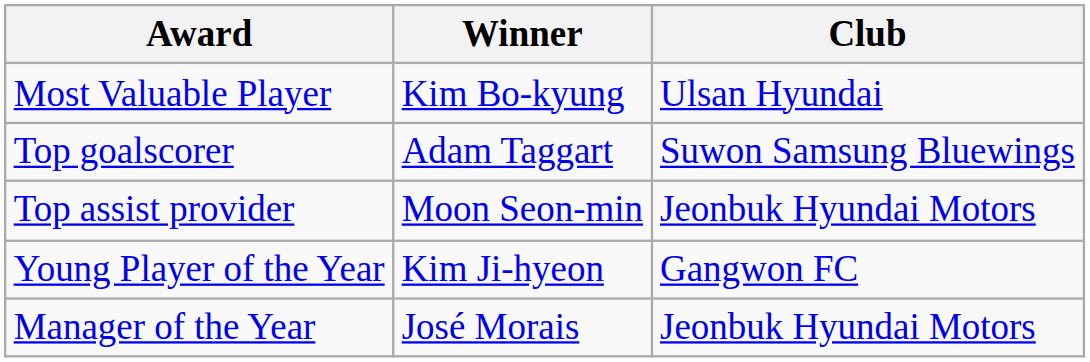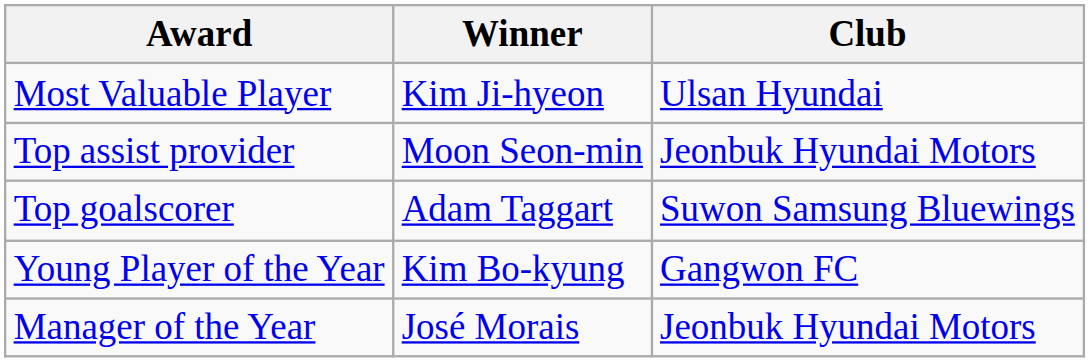(513, 92) Kim Bo-kyung -> (503, 92) Kim Ji-hyeon
rows swapped: (124, 151) <-> (154, 209)
(503, 268) Kim Ji-hyeon -> (513, 268) Kim Bo-kyung
